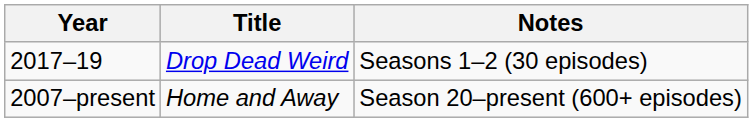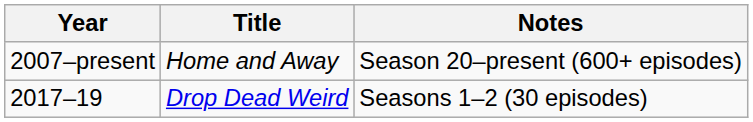rows swapped: (83, 98) <-> (56, 60)
